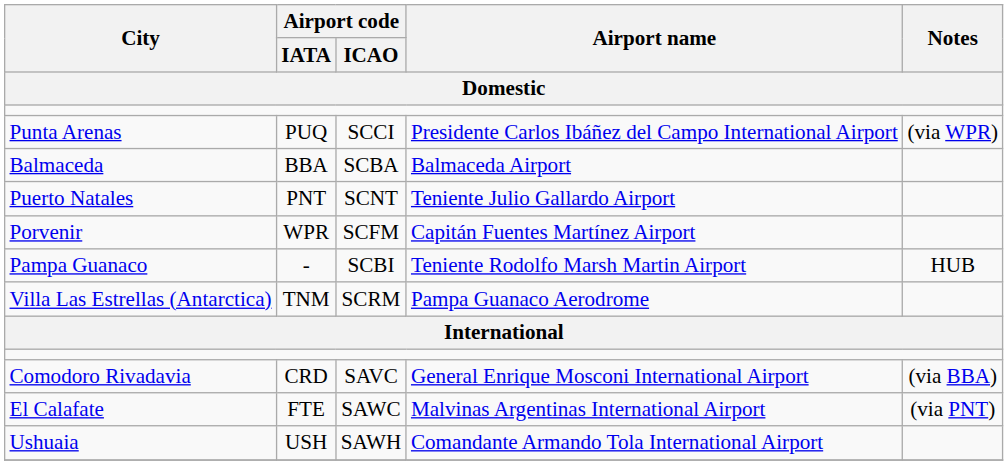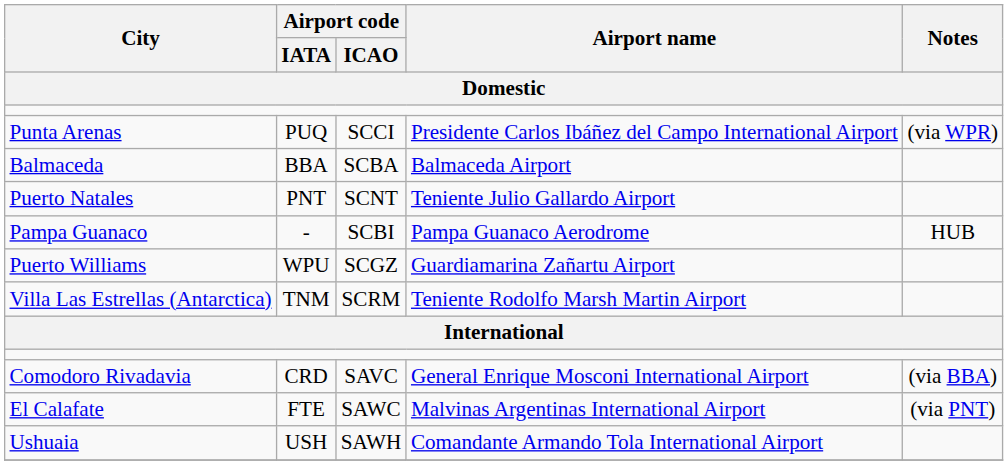- row: (46, 231)
(579, 265) Teniente Rodolfo Marsh Martin Airport -> (530, 231) Pampa Guanaco Aerodrome
+ row: (78, 265)
(530, 298) Pampa Guanaco Aerodrome -> (579, 298) Teniente Rodolfo Marsh Martin Airport
